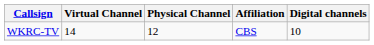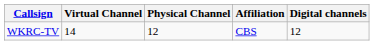(295, 31) 10 -> (295, 31) 12
